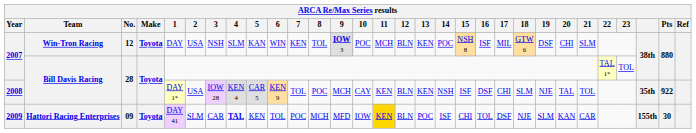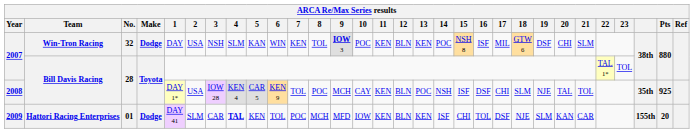(129, 44) 12 -> (129, 44) 32
(151, 44) Toyota -> (151, 44) Dodge
(384, 44) MCH -> (383, 44) KEN
(425, 92) KEN -> (423, 92) POC
(667, 92) 922 -> (665, 92) 925
(129, 116) 09 -> (129, 116) 01
(151, 116) Toyota -> (151, 116) Dodge
(384, 116) gold background -> (383, 116) no background
(425, 116) POC -> (423, 116) KEN
(667, 116) 30 -> (665, 116) 20
